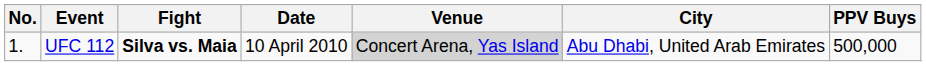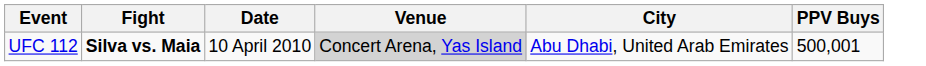- column: (23, 18)
(865, 46) 500,000 -> (828, 46) 500,001
